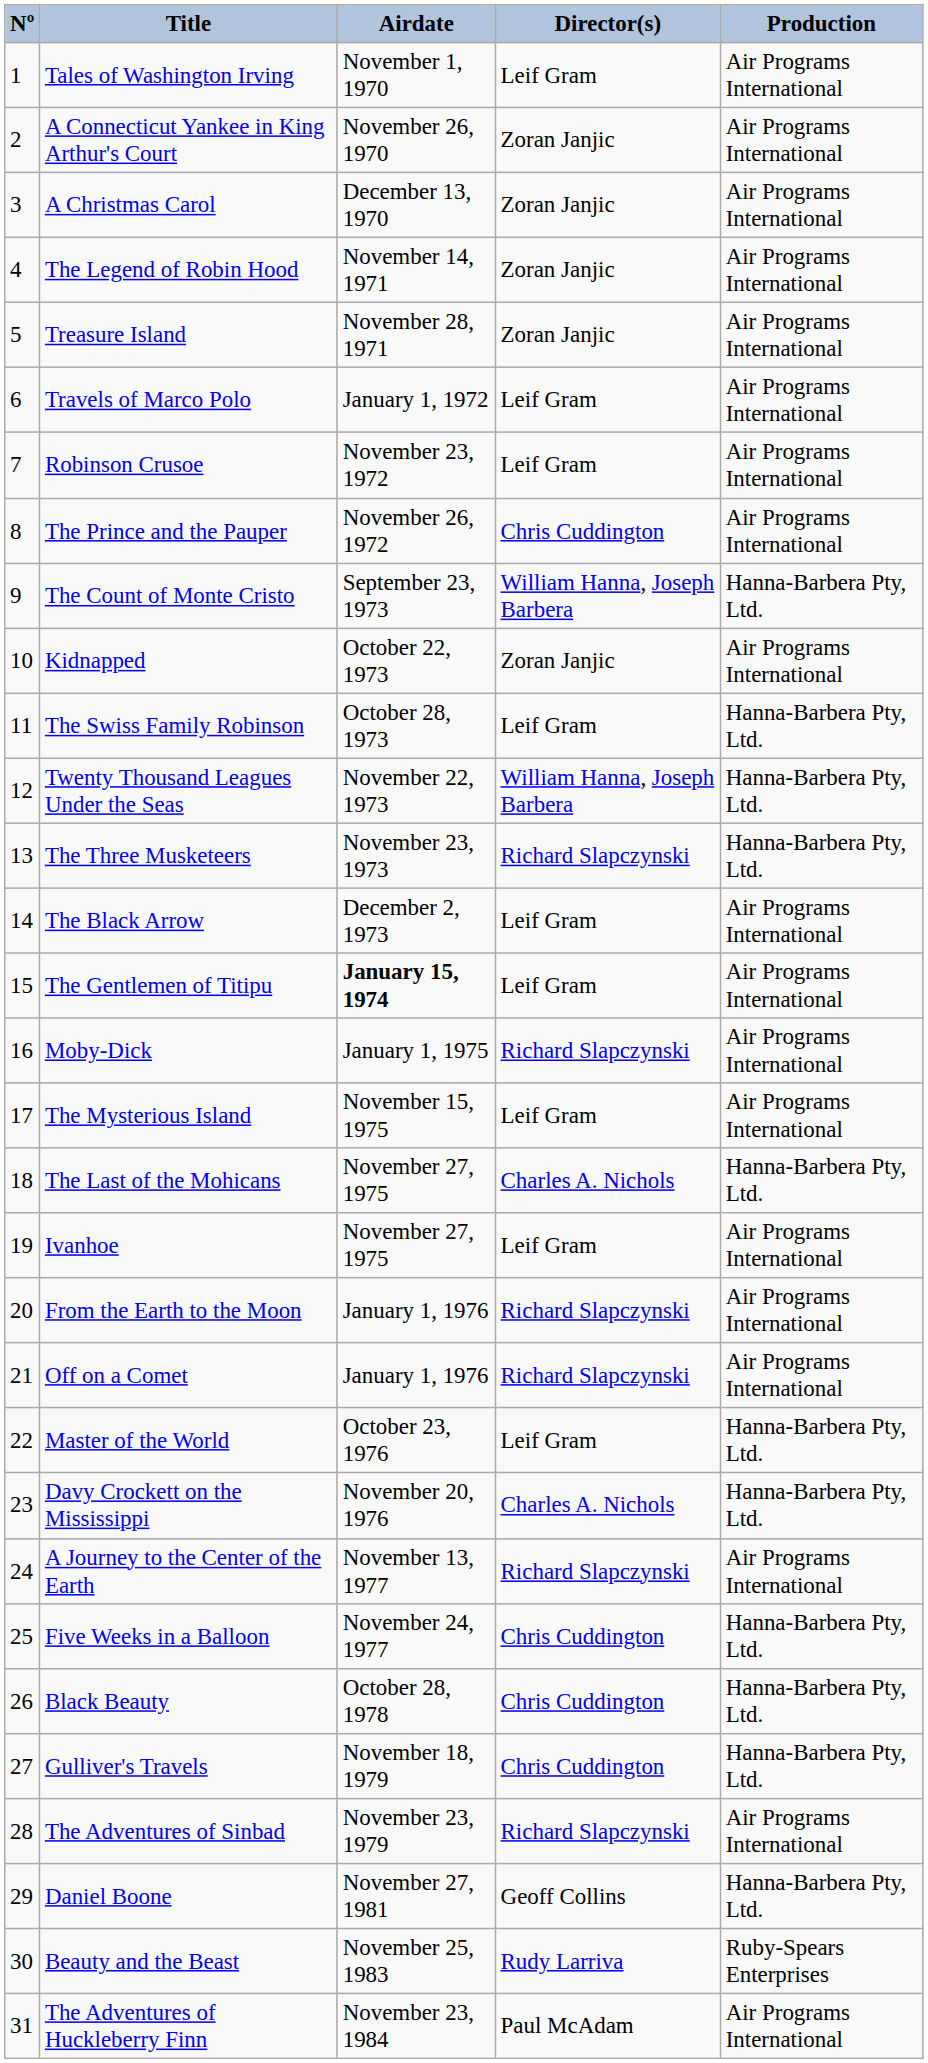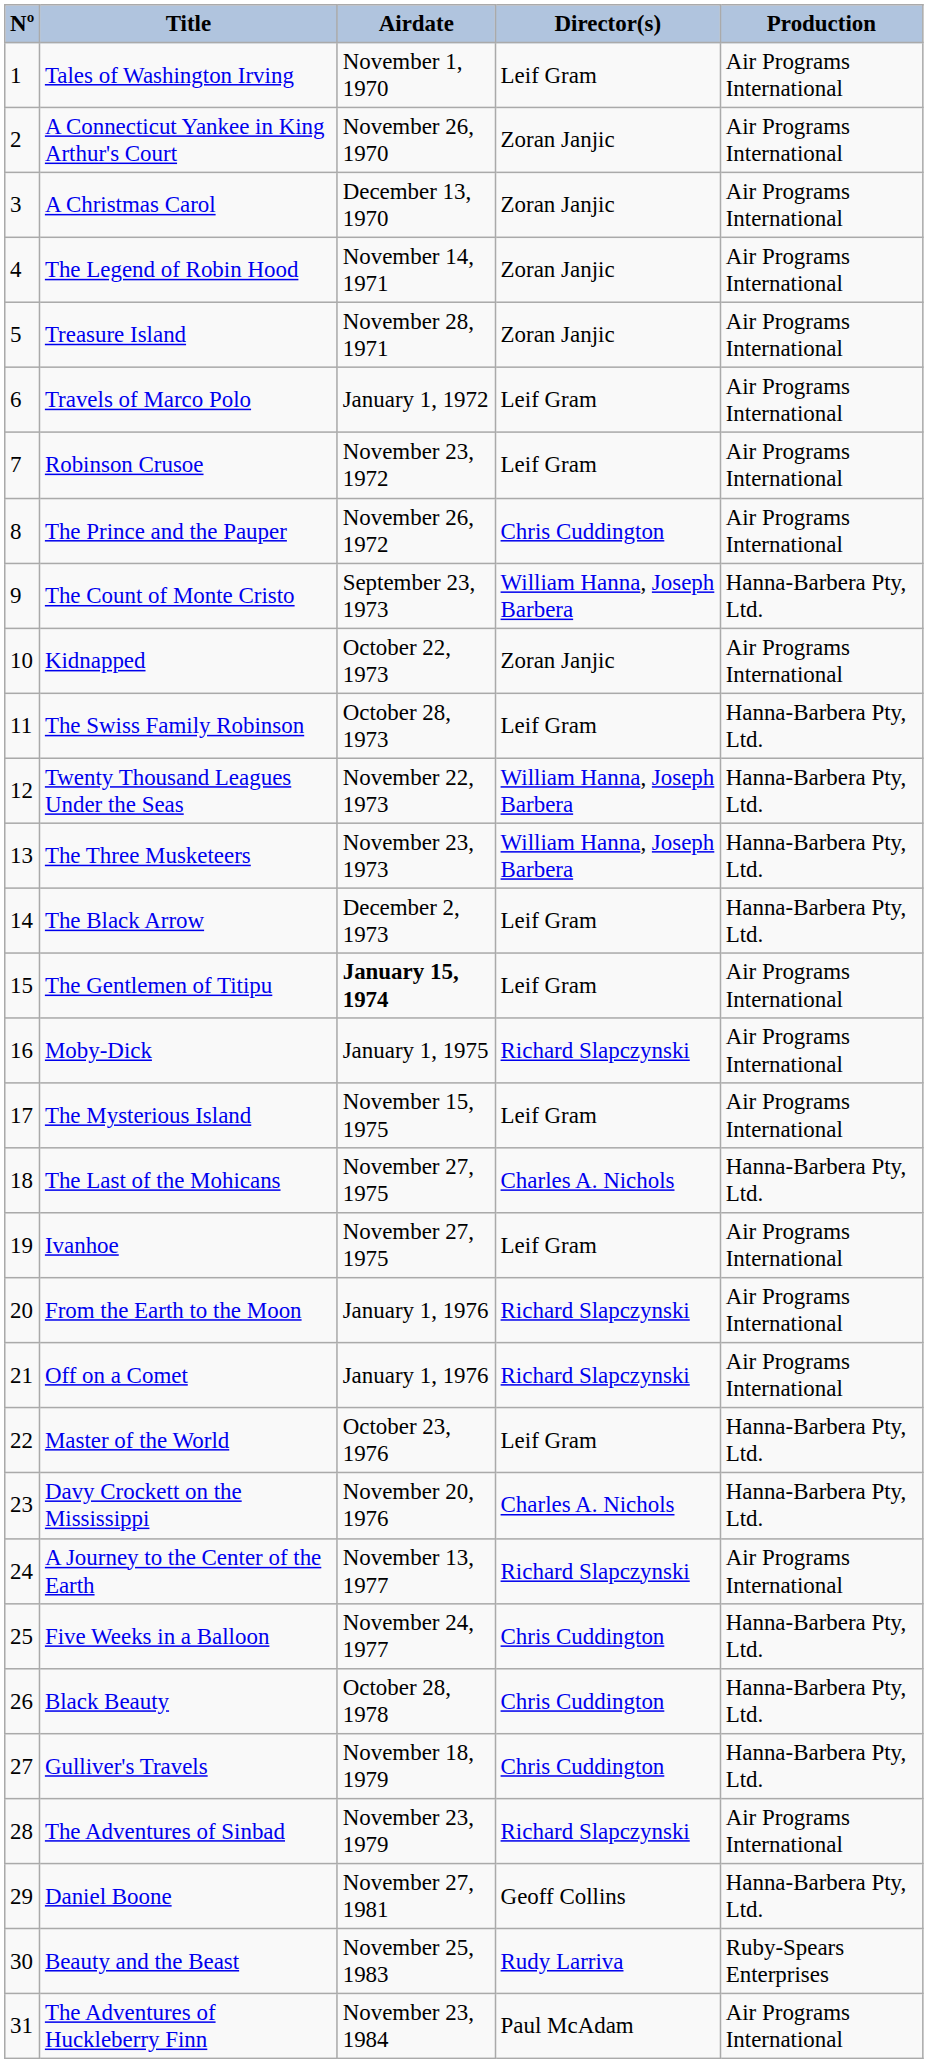(595, 855) Richard Slapczynski -> (607, 855) William Hanna, Joseph Barbera
(788, 920) Air Programs International -> (816, 920) Hanna-Barbera Pty, Ltd.
